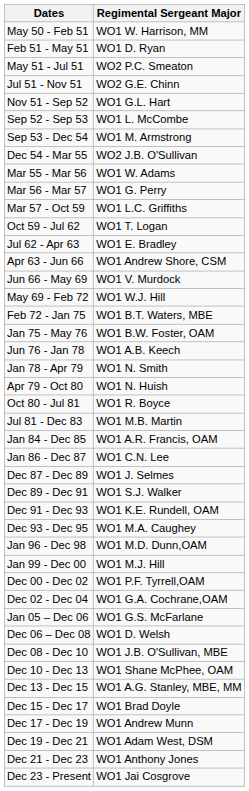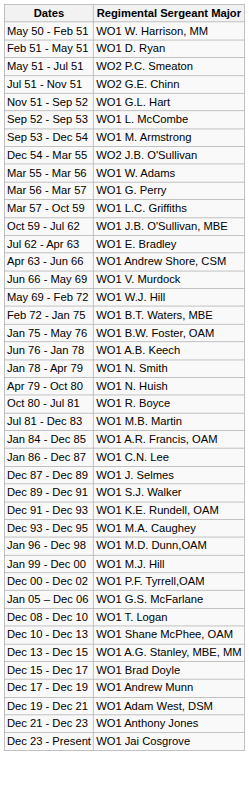(132, 226) WO1 T. Logan -> (162, 226) WO1 J.B. O'Sullivan, MBE
- row: (47, 599)
- row: (49, 635)
(162, 652) WO1 J.B. O'Sullivan, MBE -> (132, 617) WO1 T. Logan
